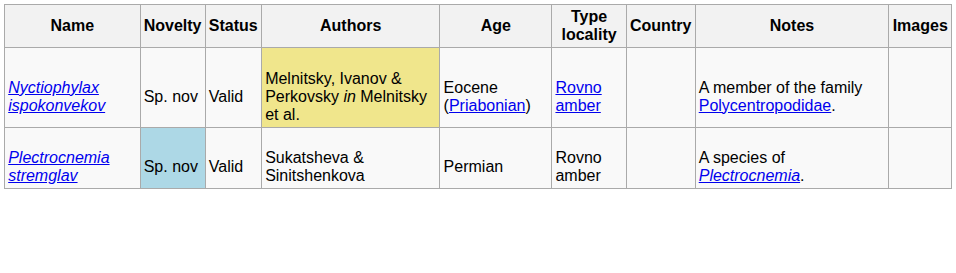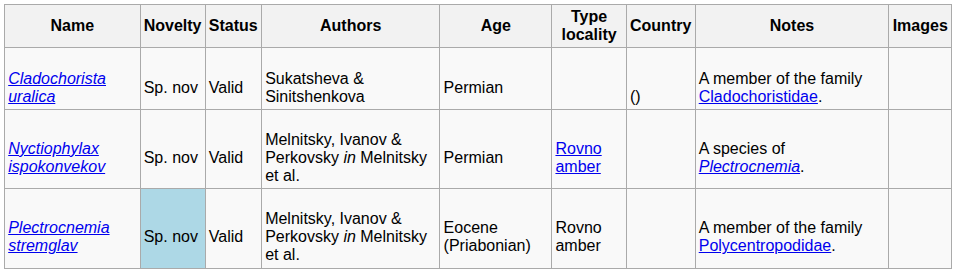+ row: (57, 87)
(346, 96) khaki background -> (346, 157) no background
(487, 96) Eocene (Priabonian) -> (473, 157) Permian
(781, 96) A member of the family Polycentropodidae. -> (752, 157) A species of Plectrocnemia.
(315, 166) Sukatsheva & Sinitshenkova -> (346, 237) Melnitsky, Ivanov & Perkovsky in Melnitsky et al.
(473, 166) Permian -> (487, 237) Eocene (Priabonian)
(752, 166) A species of Plectrocnemia. -> (781, 237) A member of the family Polycentropodidae.
